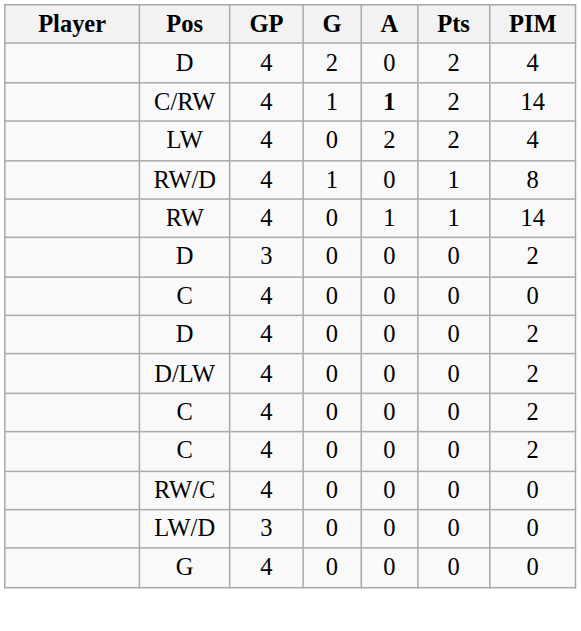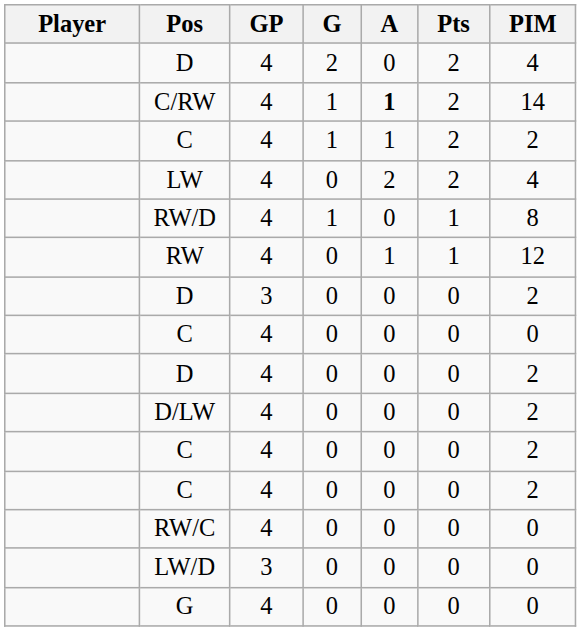+ row: (185, 140)
(533, 218) 14 -> (533, 256) 12
